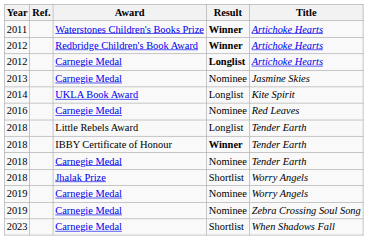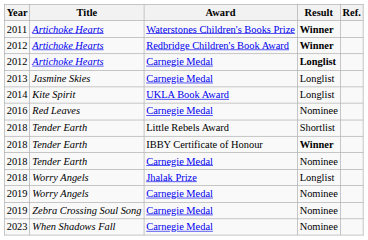columns swapped: (306, 12) <-> (41, 12)
(228, 78) Nominee -> (317, 78) Longlist
(226, 128) Longlist -> (317, 128) Shortlist
(226, 177) Shortlist -> (317, 177) Longlist
(226, 227) Shortlist -> (319, 227) Nominee
